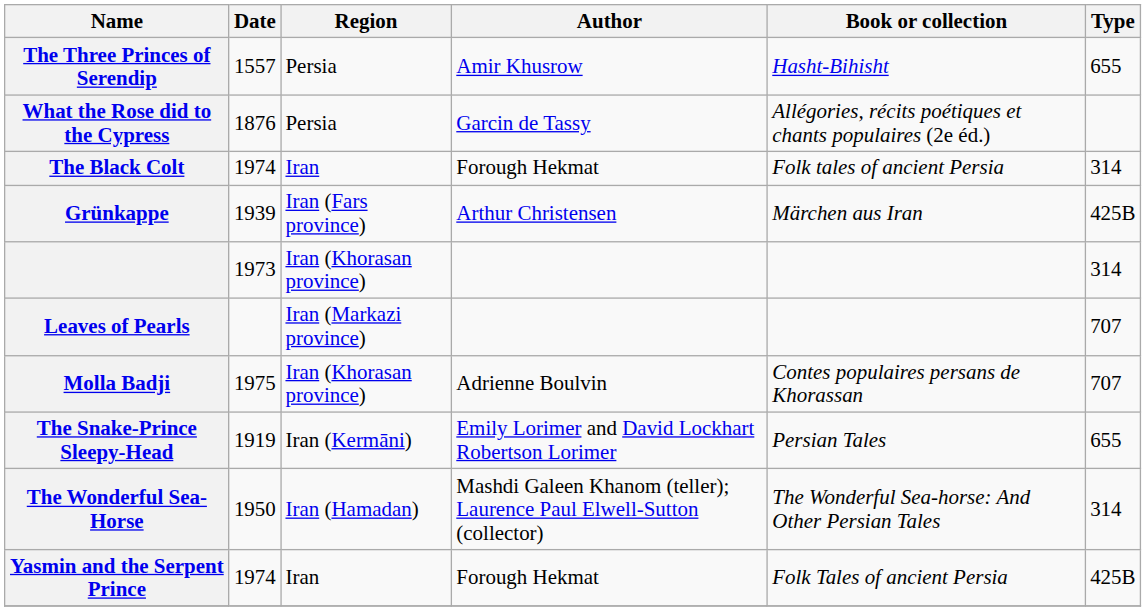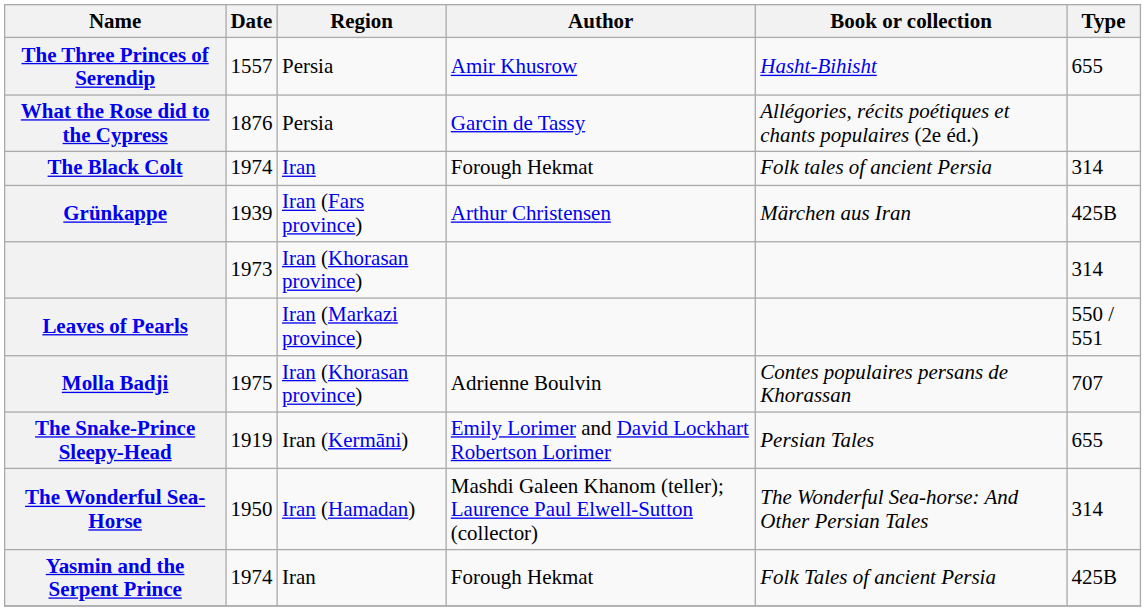(1106, 326) 707 -> (1093, 326) 550 / 551
